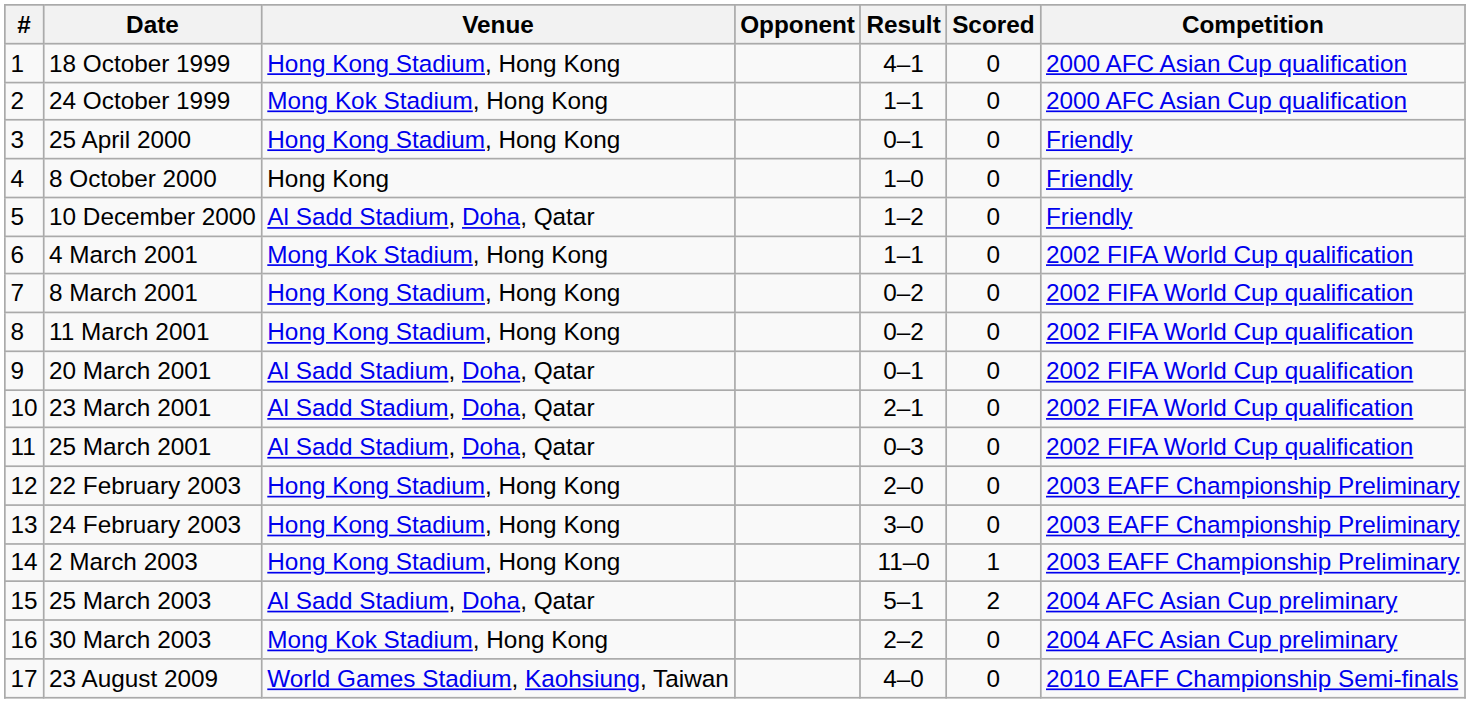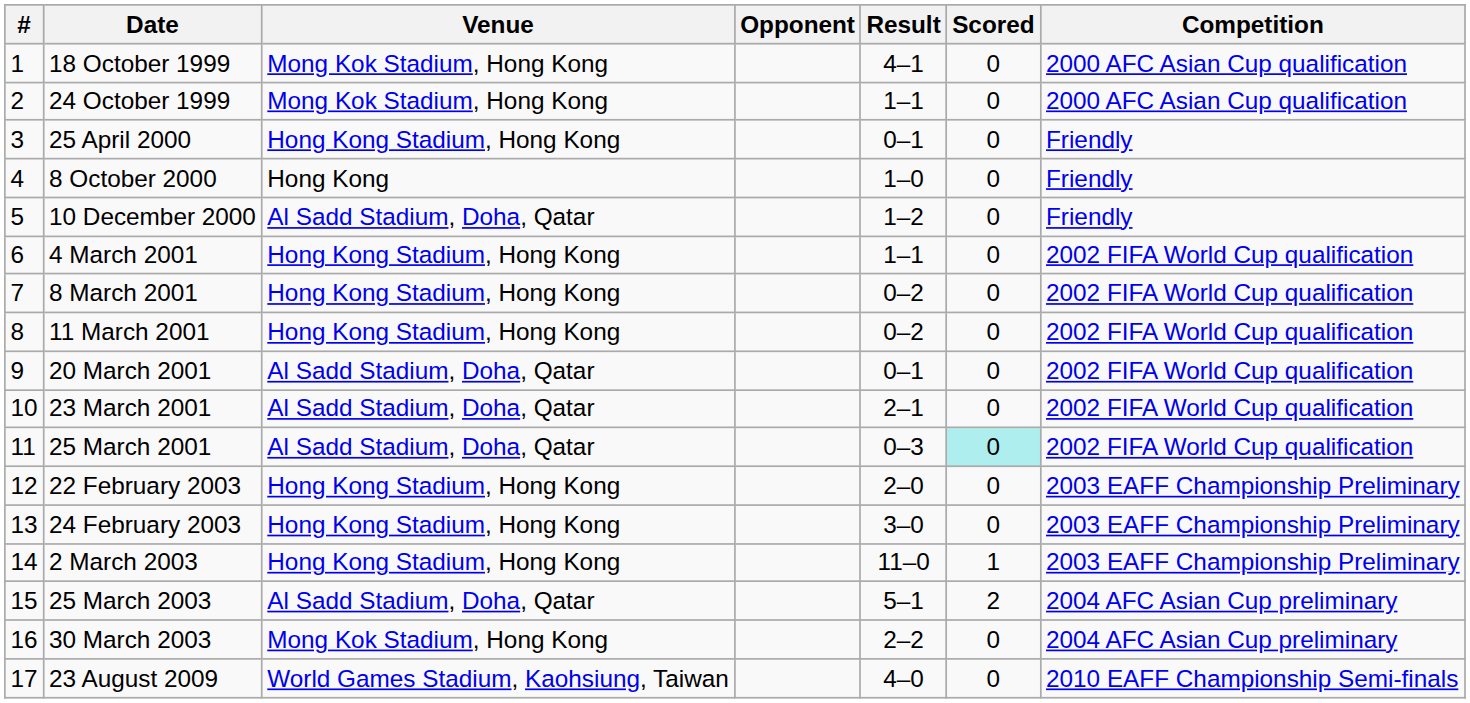(444, 63) Hong Kong Stadium, Hong Kong -> (438, 63) Mong Kok Stadium, Hong Kong
(438, 255) Mong Kok Stadium, Hong Kong -> (444, 255) Hong Kong Stadium, Hong Kong
(993, 447) no background -> (993, 447) paleturquoise background
